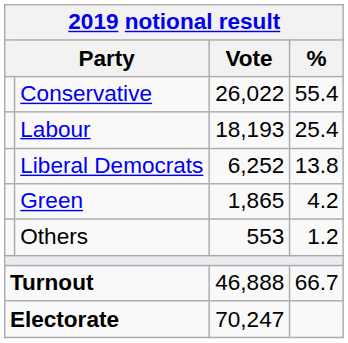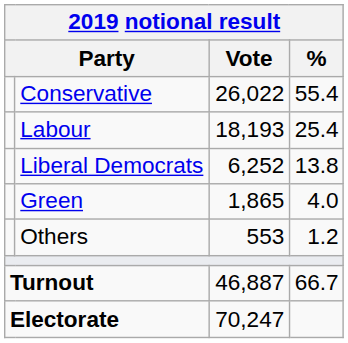(323, 201) 4.2 -> (323, 201) 4.0
(250, 283) 46,888 -> (250, 283) 46,887
